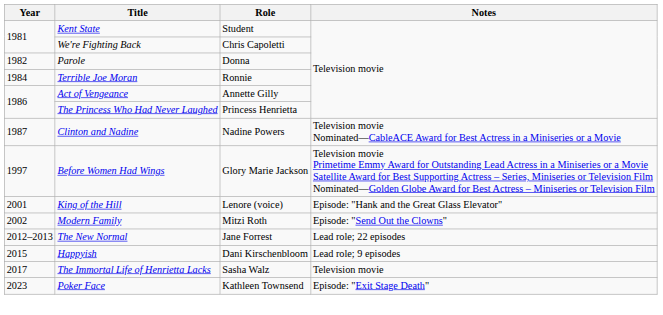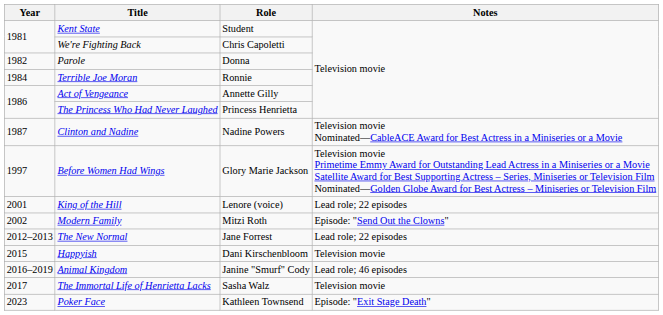(408, 204) Episode: "Hank and the Great Glass Elevator" -> (361, 204) Lead role; 22 episodes
(357, 253) Lead role; 9 episodes -> (350, 253) Television movie
+ row: (92, 269)
